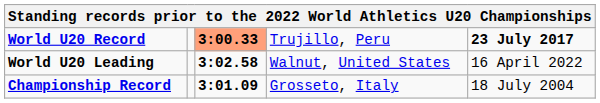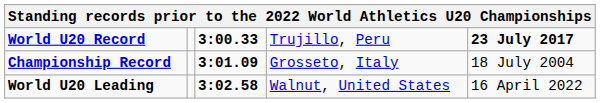(228, 40) lightsalmon background -> (228, 40) no background
rows swapped: (89, 86) <-> (81, 63)
